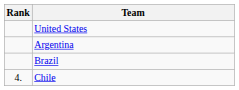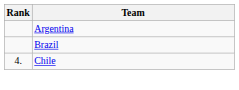- row: (61, 29)
